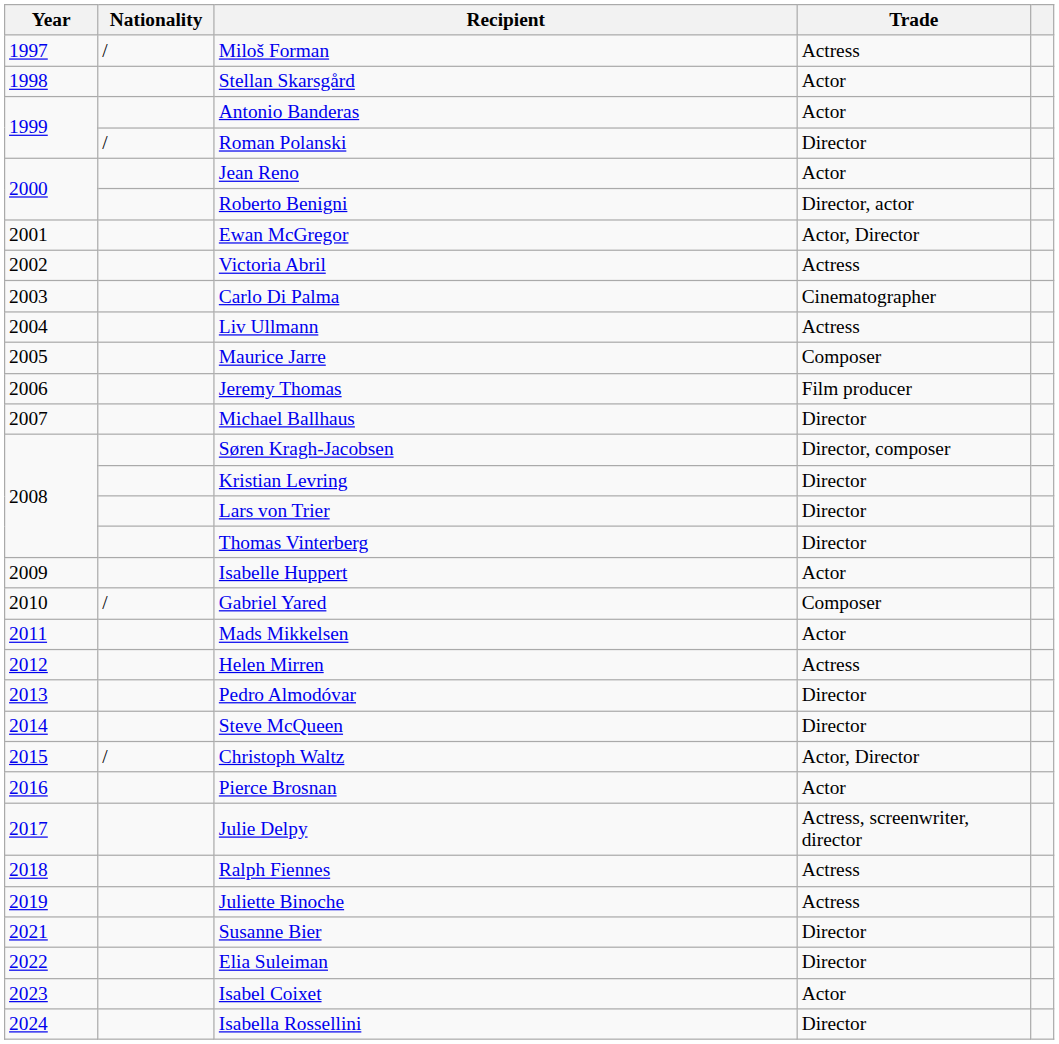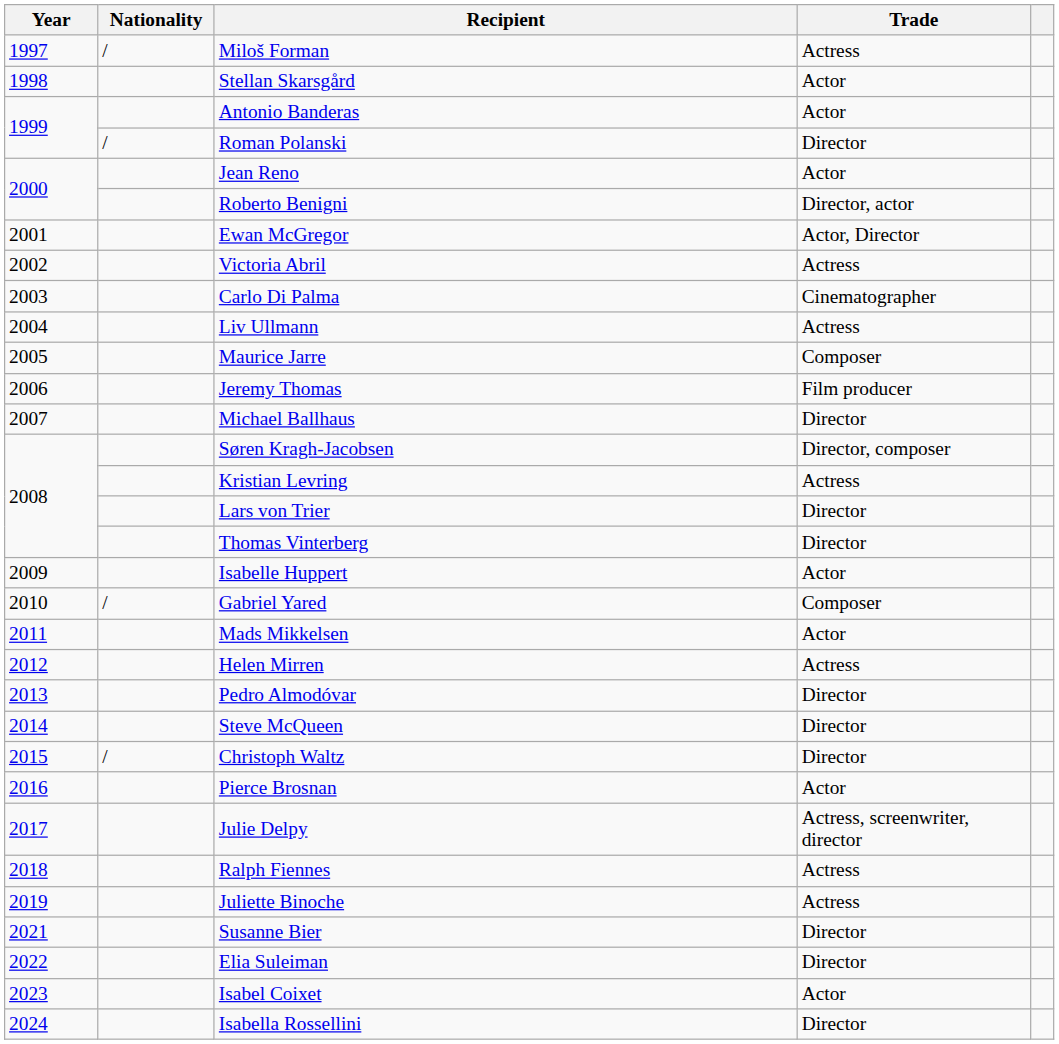(834, 480) Director -> (831, 480) Actress
(860, 756) Actor, Director -> (834, 756) Director
